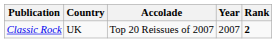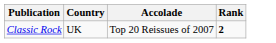- column: (229, 12)
